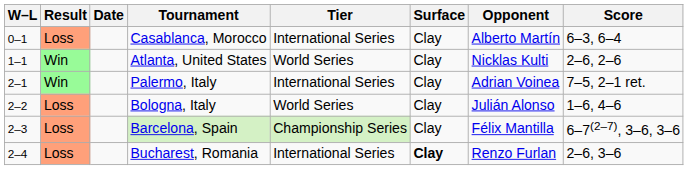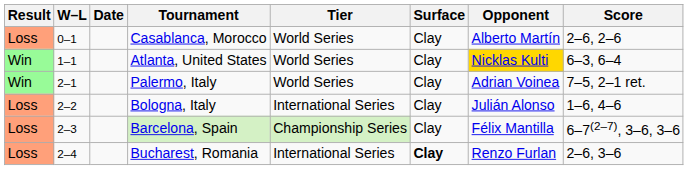columns swapped: (65, 15) <-> (23, 15)
(334, 37) International Series -> (313, 37) World Series
(594, 37) 6–3, 6–4 -> (594, 37) 2–6, 2–6
(510, 60) no background -> (510, 60) gold background
(594, 60) 2–6, 2–6 -> (594, 60) 6–3, 6–4
(334, 82) International Series -> (313, 82) World Series
(313, 104) World Series -> (334, 104) International Series
